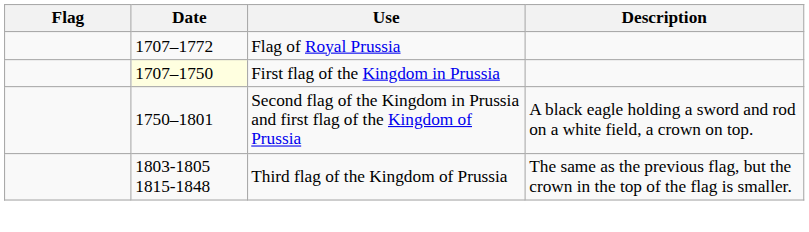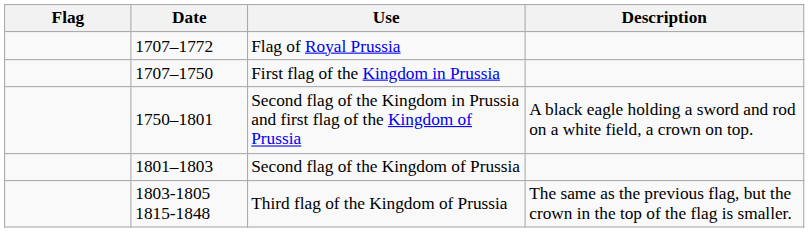(174, 73) lightyellow background -> (174, 73) no background
+ row: (386, 166)
